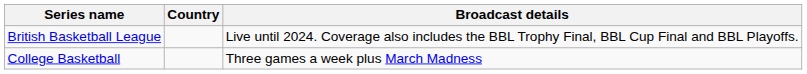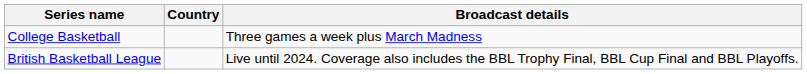rows swapped: (84, 36) <-> (64, 58)
